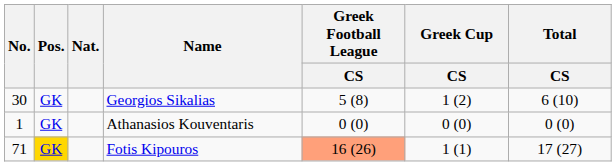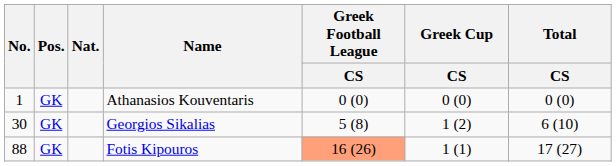rows swapped: (180, 124) <-> (161, 99)
(19, 148) 71 -> (19, 148) 88
(51, 148) gold background -> (51, 148) no background
